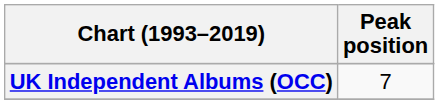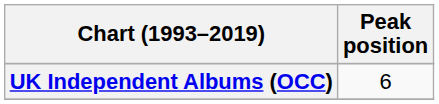(386, 81) 7 -> (386, 81) 6
